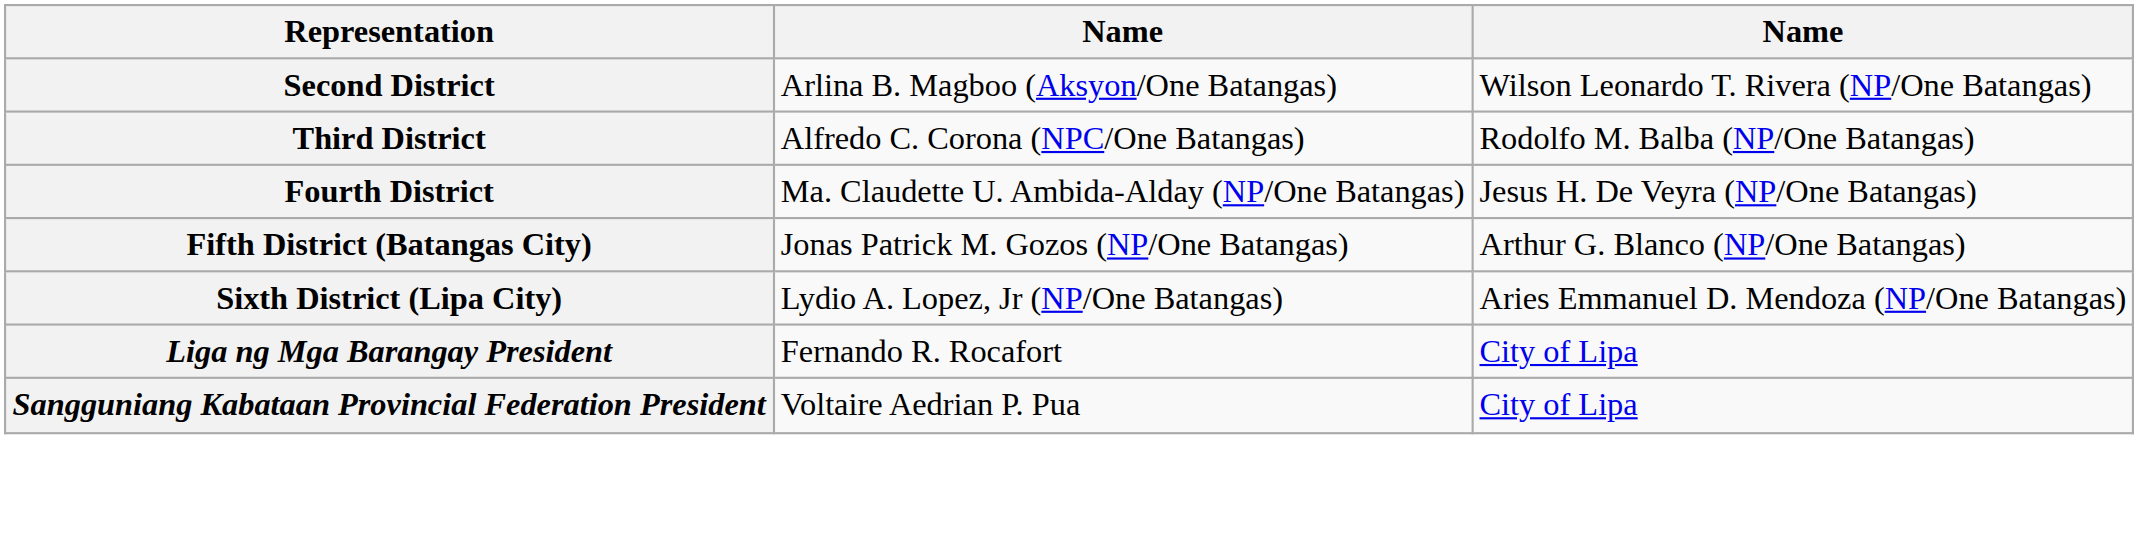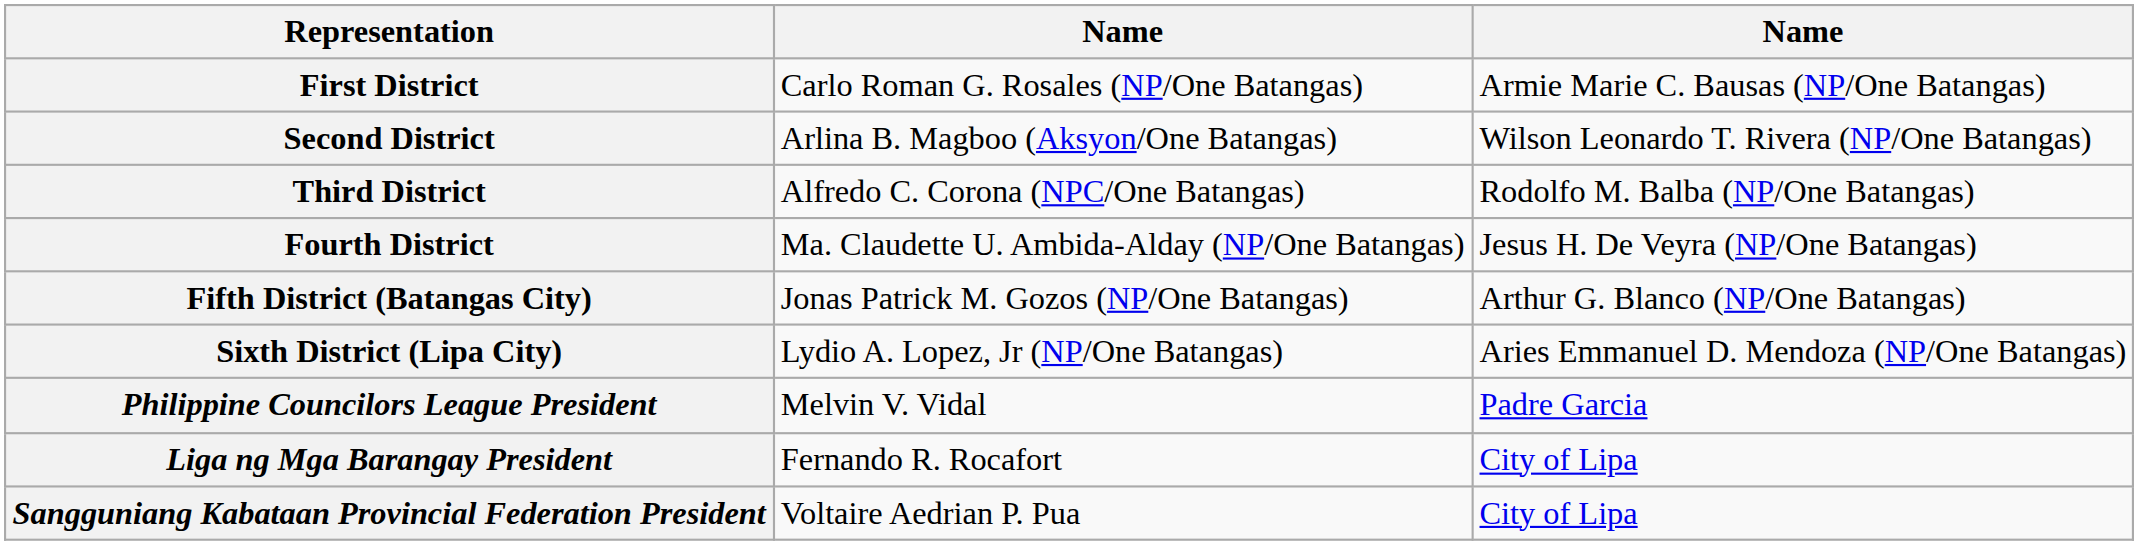+ row: (389, 84)
+ row: (389, 405)
